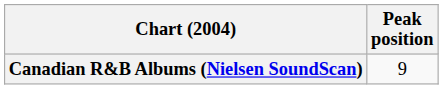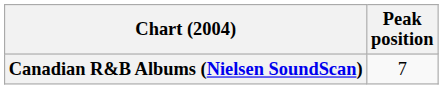(402, 68) 9 -> (402, 68) 7
